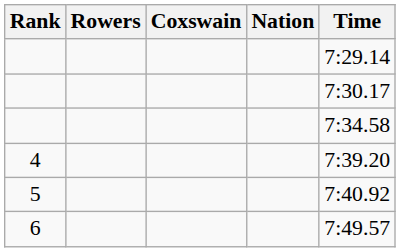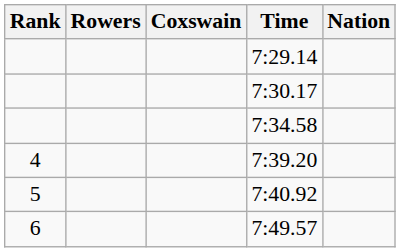columns swapped: (283, 21) <-> (357, 21)
